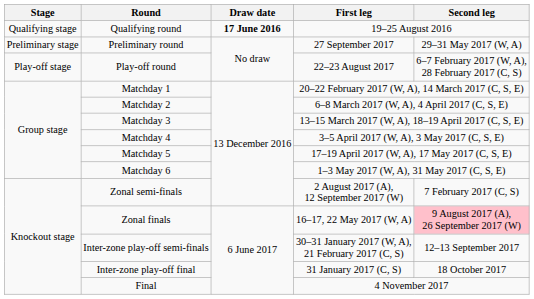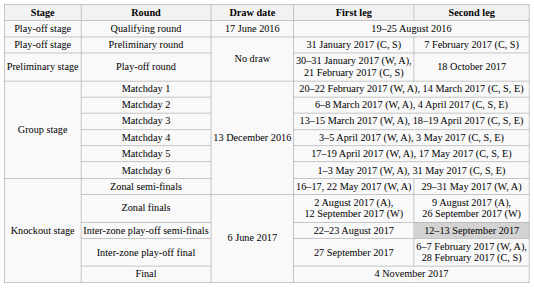(43, 28) Qualifying stage -> (43, 28) Play-off stage
(252, 28) bold -> (252, 28) normal
(43, 45) Preliminary stage -> (43, 45) Play-off stage
(354, 45) 27 September 2017 -> (354, 45) 31 January 2017 (C, S)
(472, 45) 29–31 May 2017 (W, A) -> (472, 45) 7 February 2017 (C, S)
(43, 67) Play-off stage -> (43, 67) Preliminary stage
(354, 67) 22–23 August 2017 -> (354, 67) 30–31 January 2017 (W, A), 21 February 2017 (C, S)
(472, 67) 6–7 February 2017 (W, A), 28 February 2017 (C, S) -> (472, 67) 18 October 2017
(354, 192) 2 August 2017 (A), 12 September 2017 (W) -> (354, 186) 16–17, 22 May 2017 (W, A)
(472, 192) 7 February 2017 (C, S) -> (472, 186) 29–31 May 2017 (W, A)
(354, 220) 16–17, 22 May 2017 (W, A) -> (354, 208) 2 August 2017 (A), 12 September 2017 (W)
(472, 220) pink background -> (472, 208) no background
(354, 247) 30–31 January 2017 (W, A), 21 February 2017 (C, S) -> (354, 230) 22–23 August 2017
(472, 247) no background -> (472, 230) lightgrey background
(354, 269) 31 January 2017 (C, S) -> (354, 252) 27 September 2017
(472, 269) 18 October 2017 -> (472, 252) 6–7 February 2017 (W, A), 28 February 2017 (C, S)
